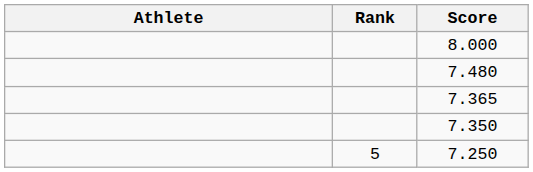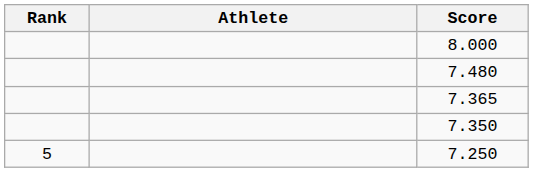columns swapped: (375, 18) <-> (169, 18)
